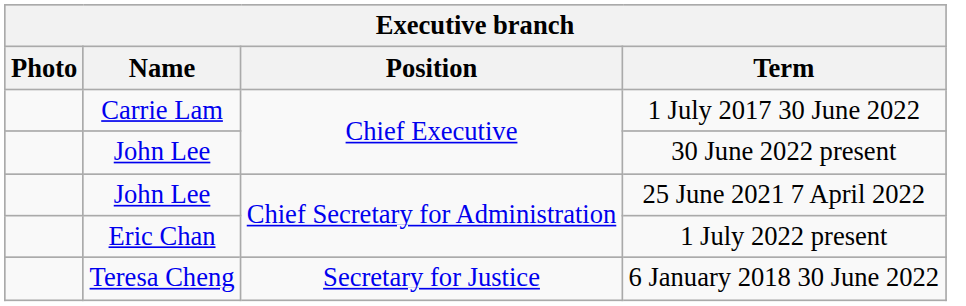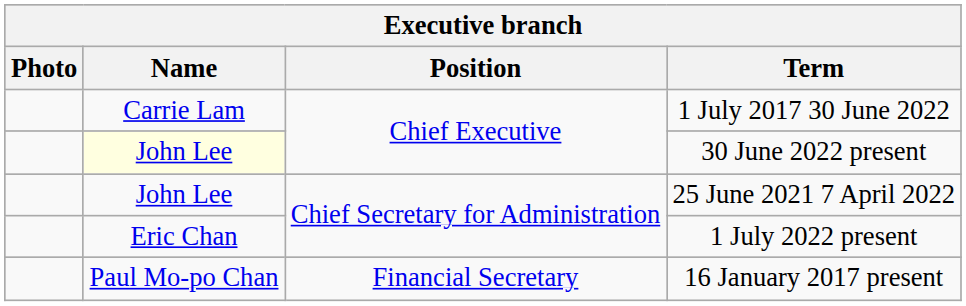(162, 151) no background -> (184, 151) lightyellow background
+ row: (814, 278)
- row: (784, 278)
